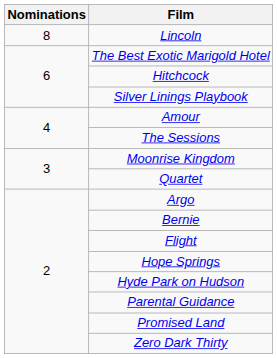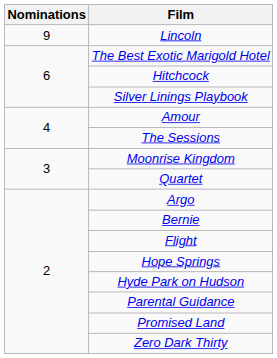(47, 35) 8 -> (47, 35) 9
